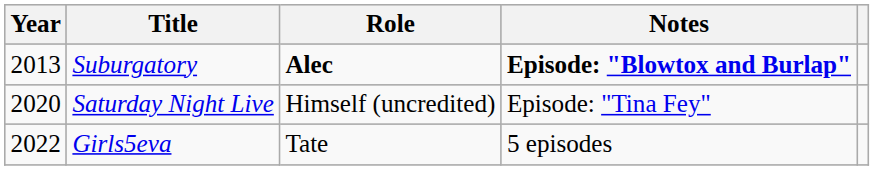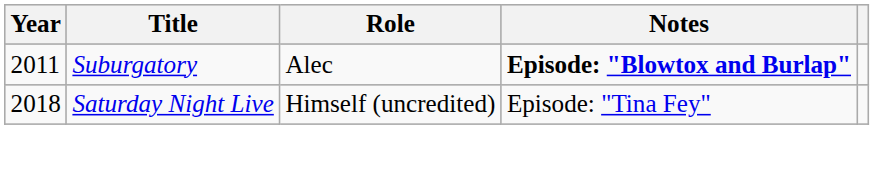(36, 64) 2013 -> (35, 64) 2011
(309, 64) bold -> (309, 64) normal
(36, 104) 2020 -> (36, 104) 2018
- row: (122, 143)
